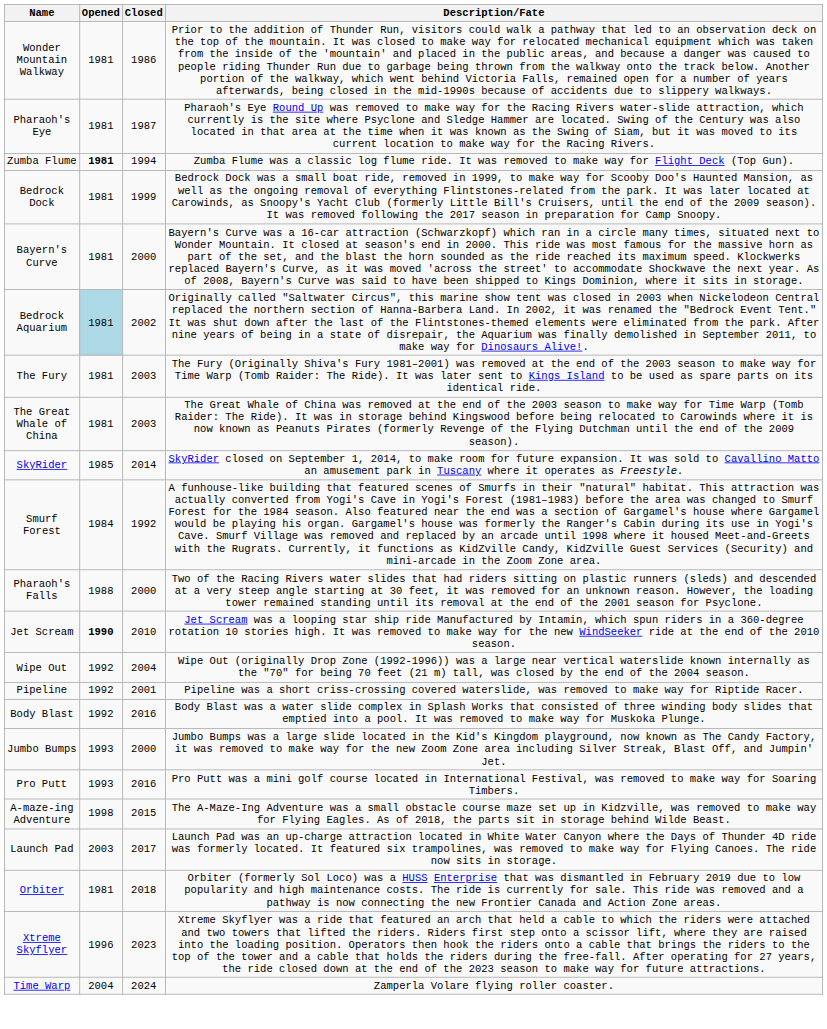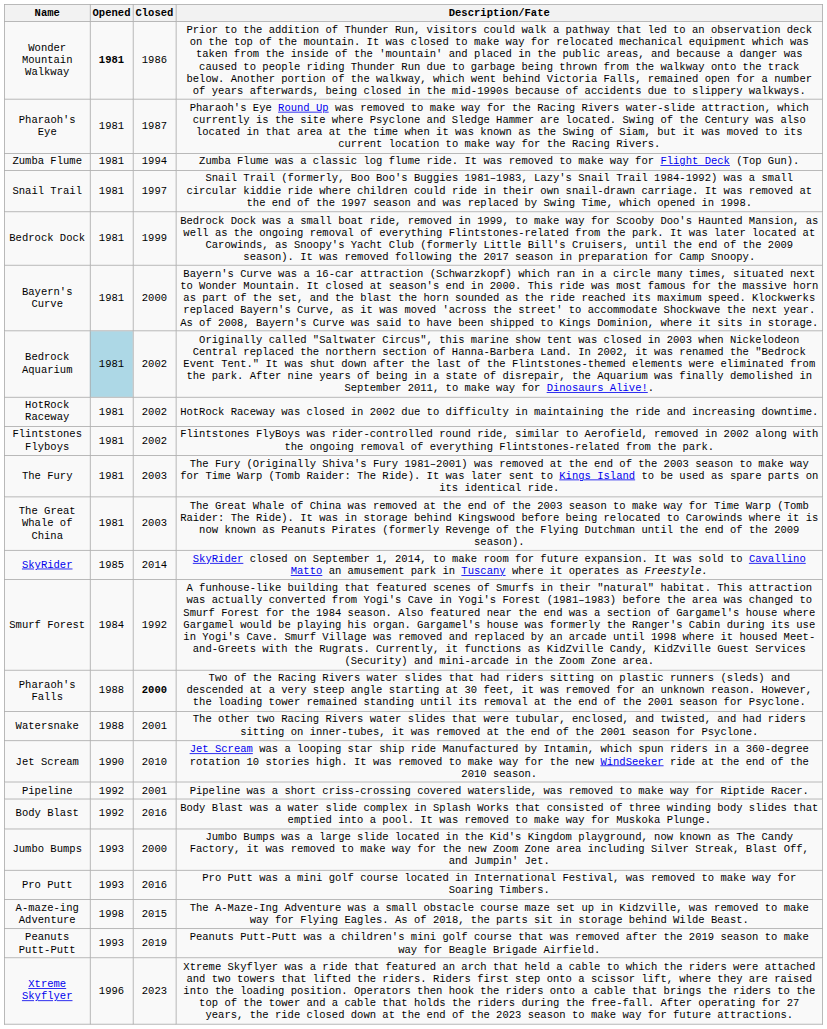(101, 61) normal -> (112, 61) bold
(101, 162) bold -> (112, 162) normal
+ row: (47, 191)
+ row: (47, 412)
+ row: (47, 441)
(144, 591) normal -> (154, 691) bold
+ row: (47, 726)
(101, 632) bold -> (112, 761) normal
- row: (42, 667)
- row: (42, 849)
- row: (42, 891)
+ row: (47, 943)
- row: (42, 986)
